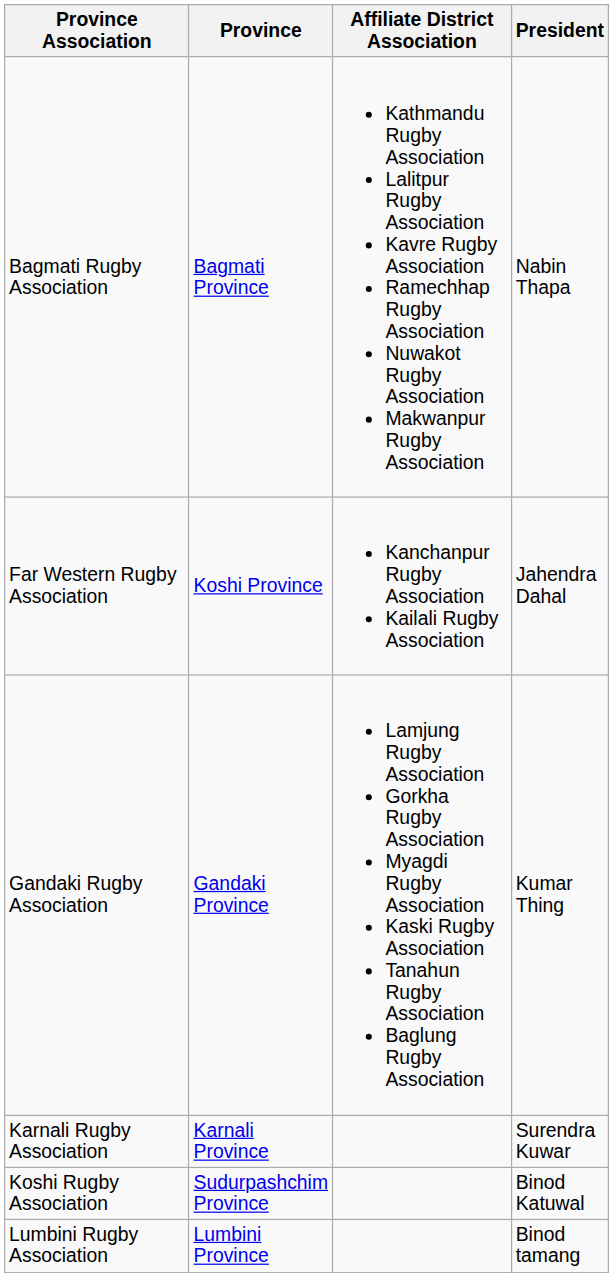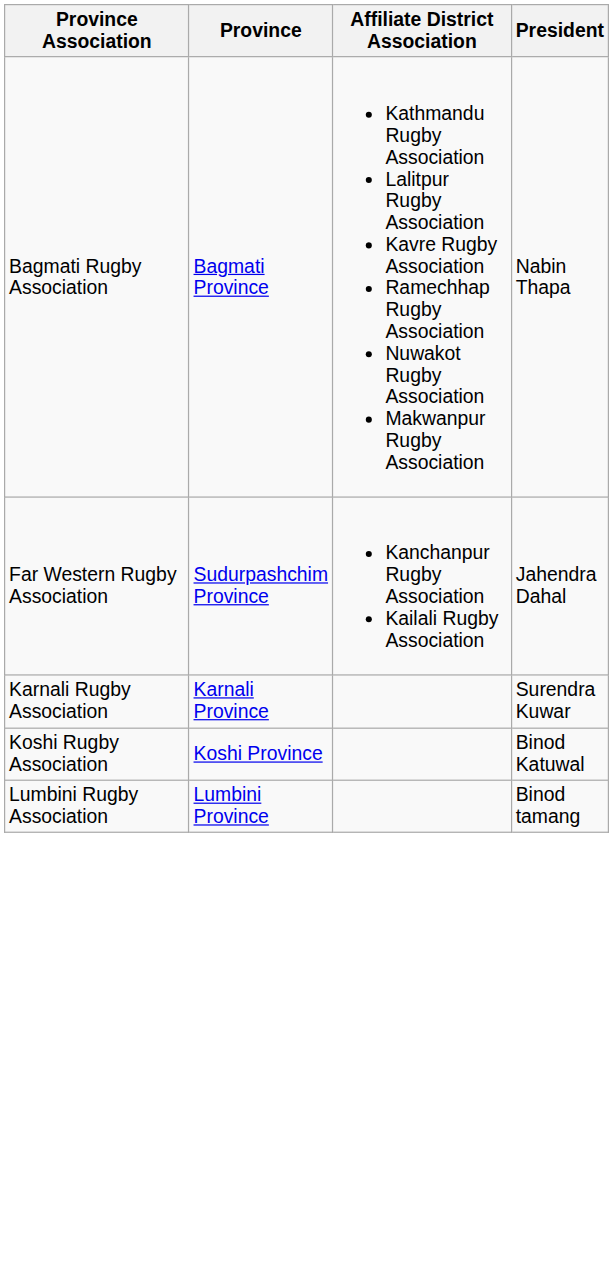(258, 585) Koshi Province -> (261, 585) Sudurpashchim Province
- row: (76, 894)
(261, 1193) Sudurpashchim Province -> (258, 753) Koshi Province
